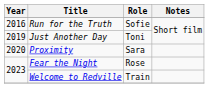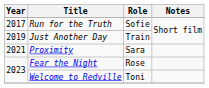(16, 24) 2016 -> (16, 24) 2017
(135, 37) Toni -> (138, 37) Train
(16, 50) 2020 -> (16, 50) 2021
(138, 77) Train -> (135, 77) Toni
